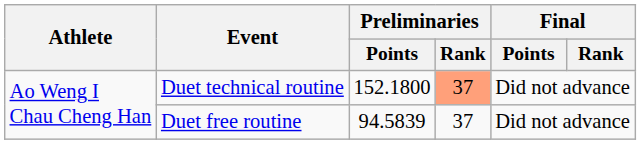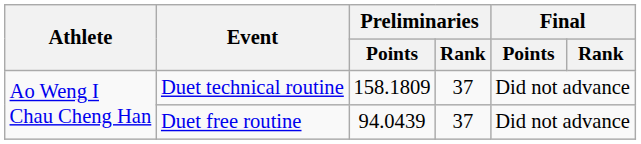(392, 87) 152.1800 -> (392, 87) 158.1809
(463, 87) lightsalmon background -> (463, 87) no background
(392, 121) 94.5839 -> (392, 121) 94.0439
